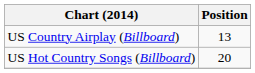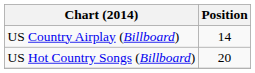(225, 36) 13 -> (225, 36) 14
